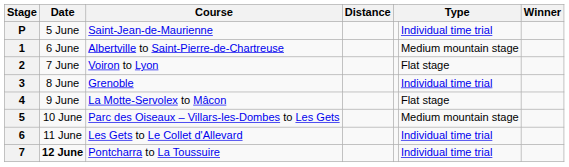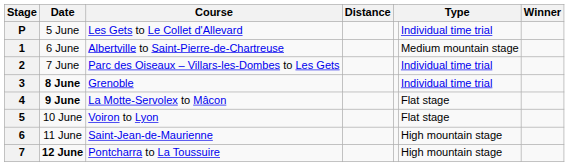(151, 30) Saint-Jean-de-Maurienne -> (165, 30) Les Gets to Le Collet d'Allevard
(123, 65) Voiron to Lyon -> (214, 65) Parc des Oiseaux – Villars-les-Dombes to Les Gets
(425, 65) Flat stage -> (447, 65) Individual time trial
(63, 83) normal -> (63, 83) bold
(63, 100) normal -> (63, 100) bold
(214, 118) Parc des Oiseaux – Villars-les-Dombes to Les Gets -> (123, 118) Voiron to Lyon
(460, 118) Medium mountain stage -> (425, 118) Flat stage
(165, 135) Les Gets to Le Collet d'Allevard -> (151, 135) Saint-Jean-de-Maurienne
(447, 135) Individual time trial -> (452, 135) High mountain stage
(447, 153) Individual time trial -> (452, 153) High mountain stage
